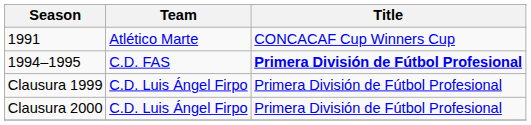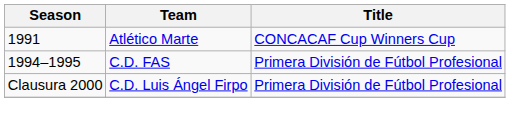(388, 62) bold -> (378, 62) normal
- row: (55, 85)
